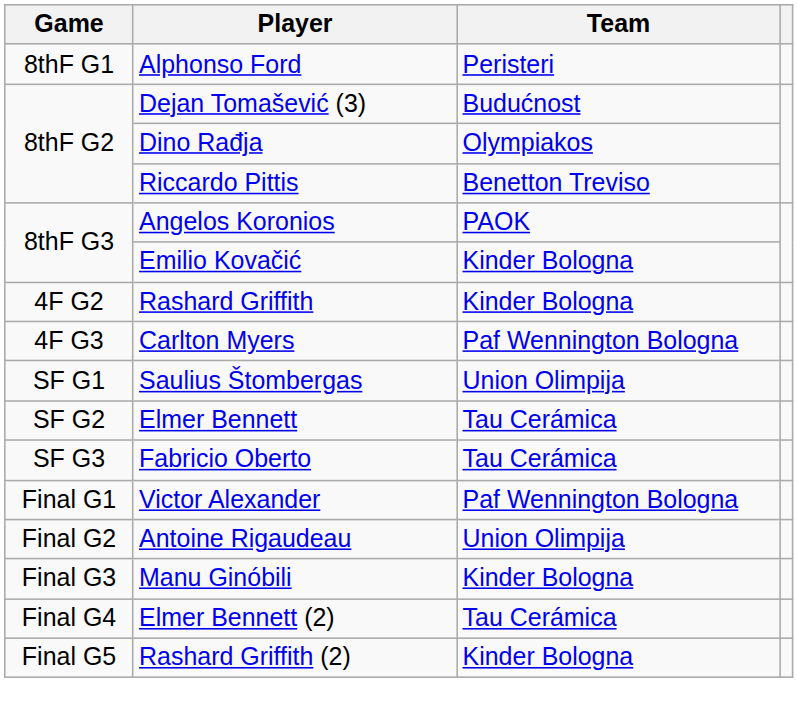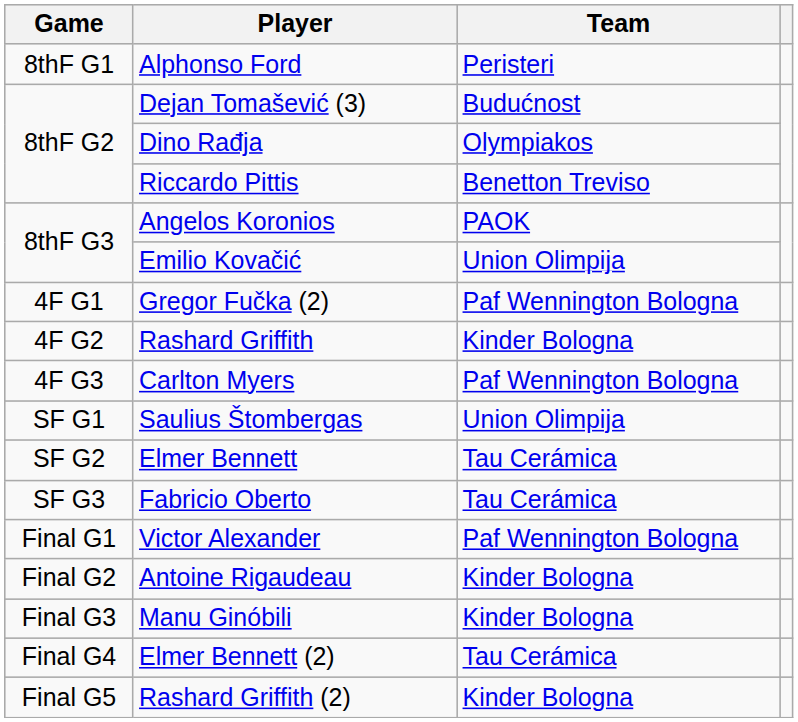(548, 261) Kinder Bologna -> (544, 261) Union Olimpija
+ row: (234, 301)
(544, 538) Union Olimpija -> (548, 578) Kinder Bologna
